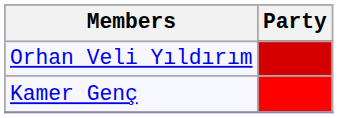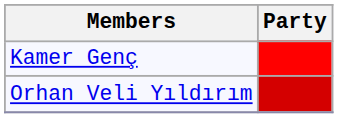rows swapped: (74, 94) <-> (131, 58)
